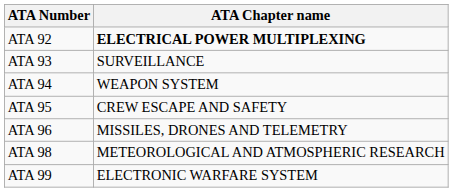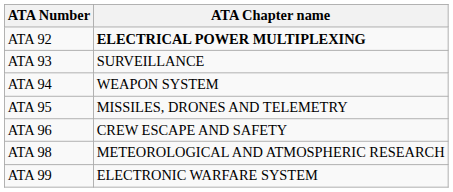(192, 107) CREW ESCAPE AND SAFETY -> (222, 107) MISSILES, DRONES AND TELEMETRY
(222, 130) MISSILES, DRONES AND TELEMETRY -> (192, 130) CREW ESCAPE AND SAFETY
